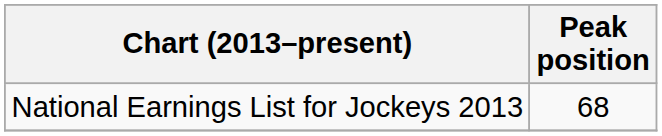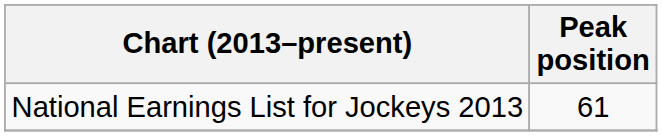(593, 106) 68 -> (593, 106) 61
